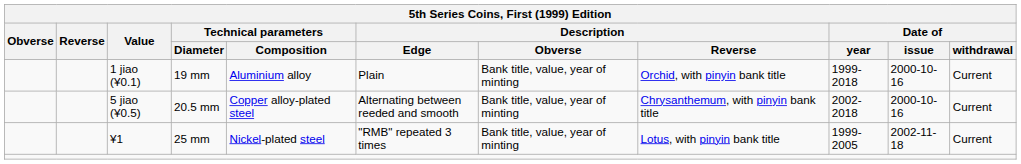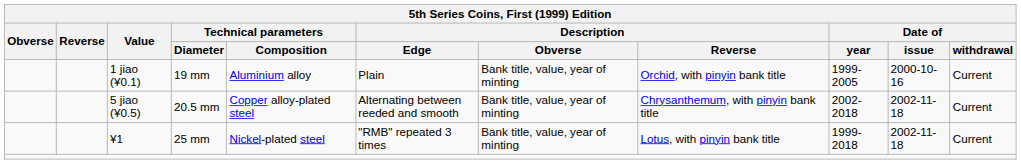(847, 76) 1999-2018 -> (847, 76) 1999-2005
(914, 107) 2000-10-16 -> (913, 107) 2002-11-18
(847, 139) 1999-2005 -> (847, 139) 1999-2018
